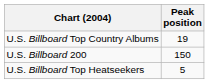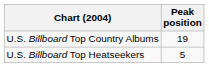- row: (47, 54)
